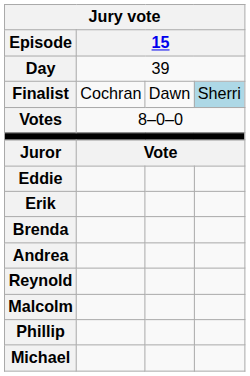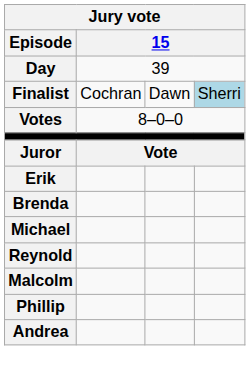- row: (41, 178)
rows swapped: (41, 255) <-> (41, 357)
